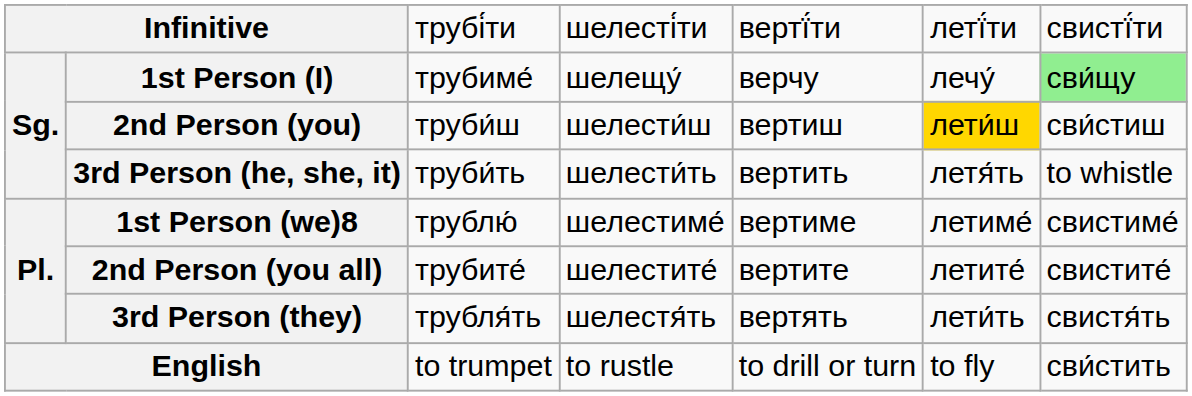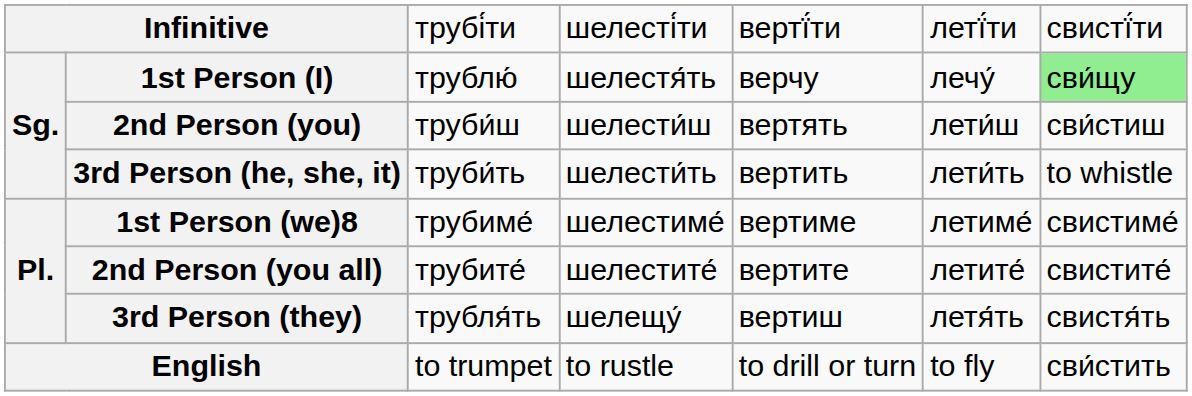(474, 76) трубиме́ -> (466, 76) трублю́
(624, 76) шелещу́ -> (641, 76) шелестя́ть
(791, 125) вертиш -> (793, 125) вертять
(975, 125) gold background -> (975, 125) no background
(977, 173) летя́ть -> (977, 173) лети́ть
(466, 221) трублю́ -> (474, 221) трубиме́
(641, 317) шелестя́ть -> (624, 317) шелещу́
(793, 317) вертять -> (791, 317) вертиш
(977, 317) лети́ть -> (977, 317) летя́ть
